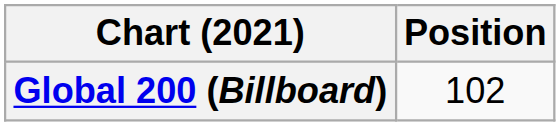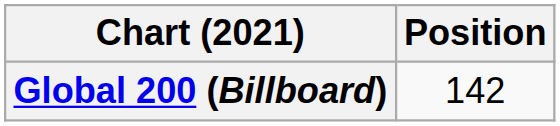(475, 90) 102 -> (475, 90) 142
